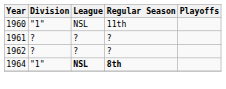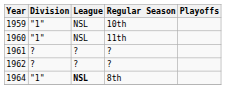+ row: (16, 24)
(114, 64) bold -> (114, 78) normal
